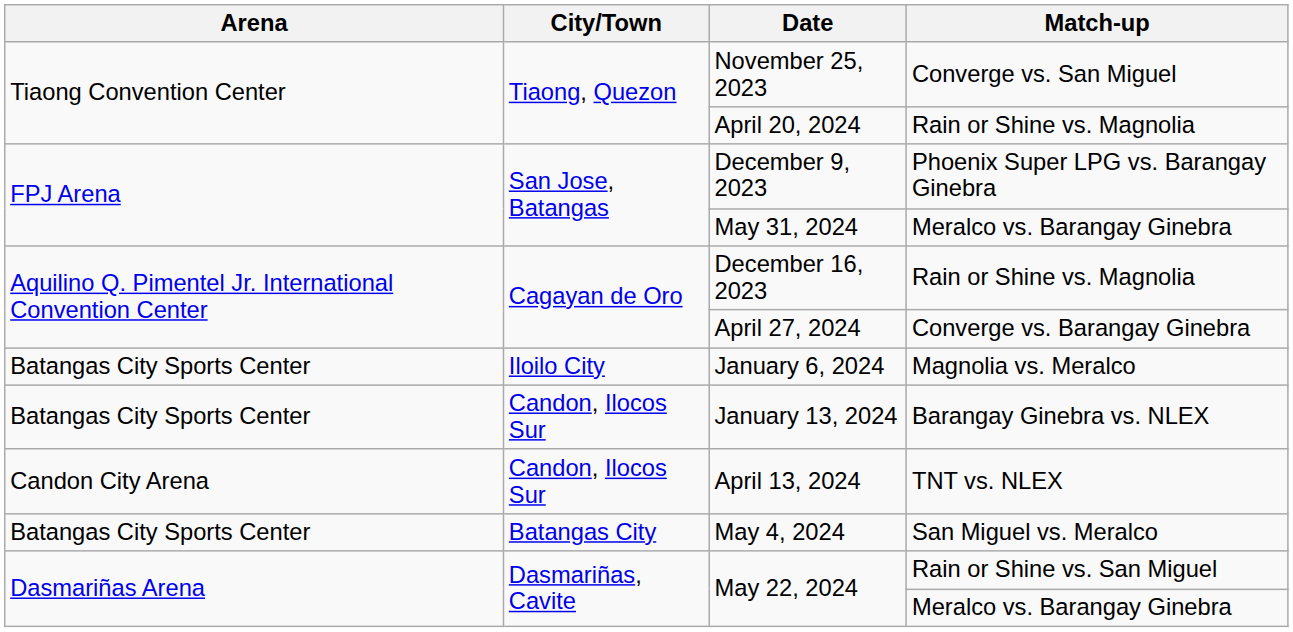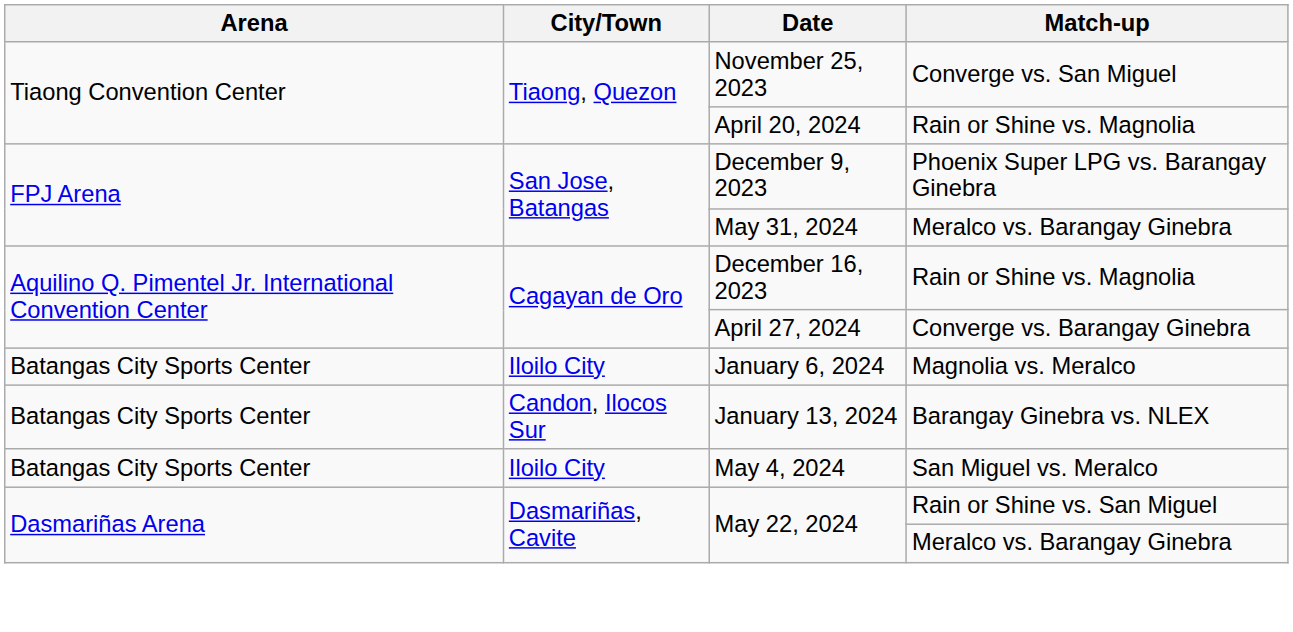- row: (788, 481)
(583, 532) Batangas City -> (557, 467) Iloilo City
